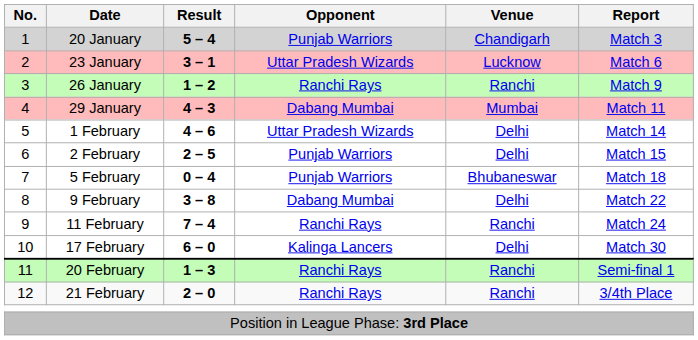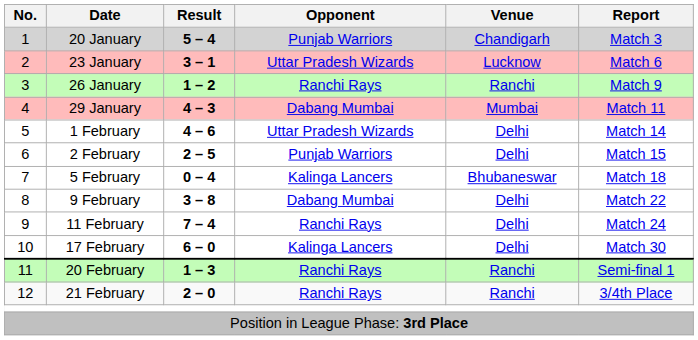(340, 177) Punjab Warriors -> (340, 177) Kalinga Lancers
(512, 223) Ranchi -> (512, 223) Delhi
